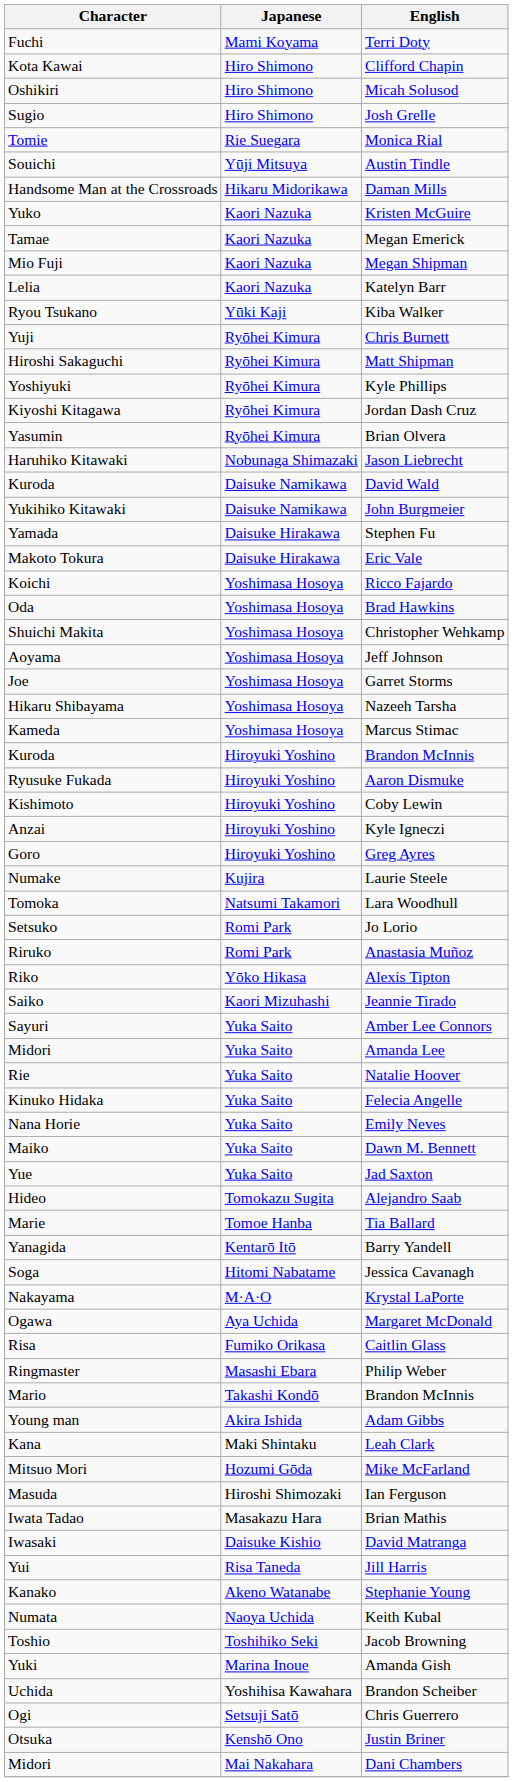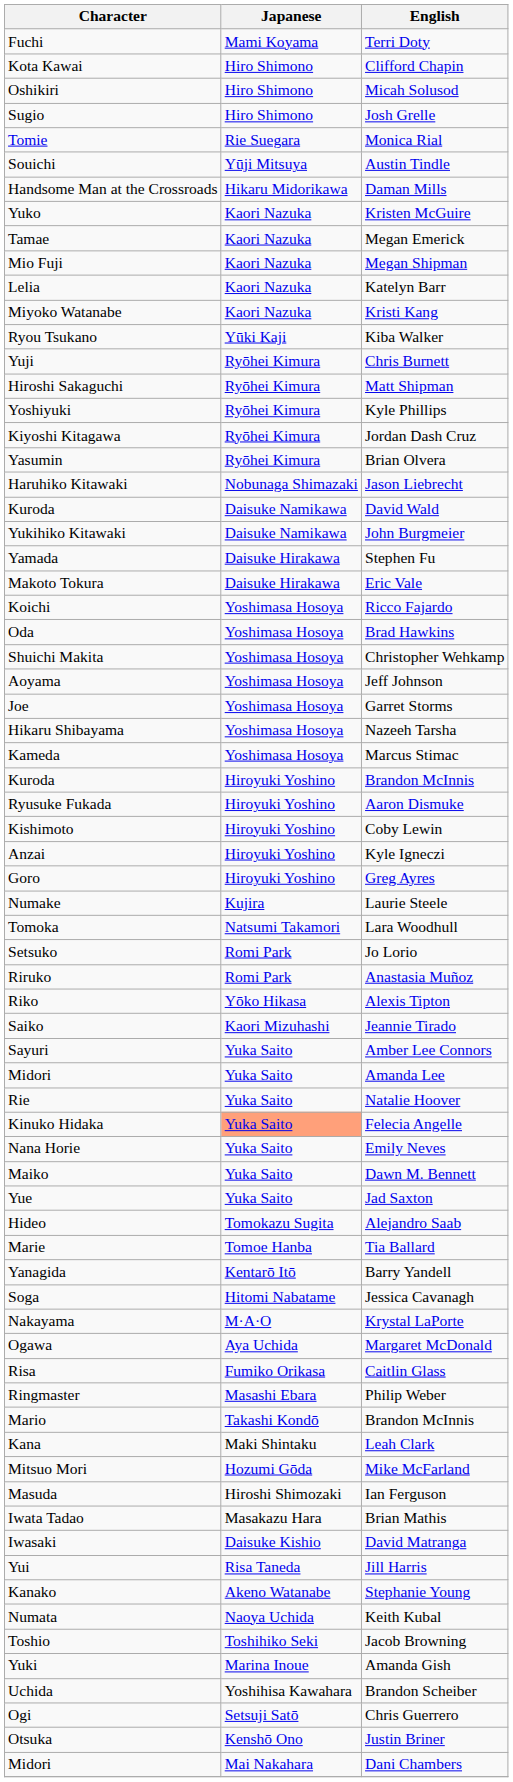+ row: (65, 312)
(259, 1099) no background -> (259, 1124) lightsalmon background
- row: (44, 1419)
